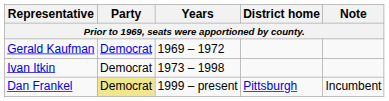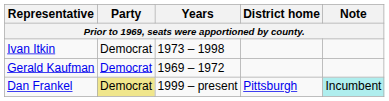rows swapped: (51, 48) <-> (31, 67)
(353, 86) no background -> (353, 86) paleturquoise background
